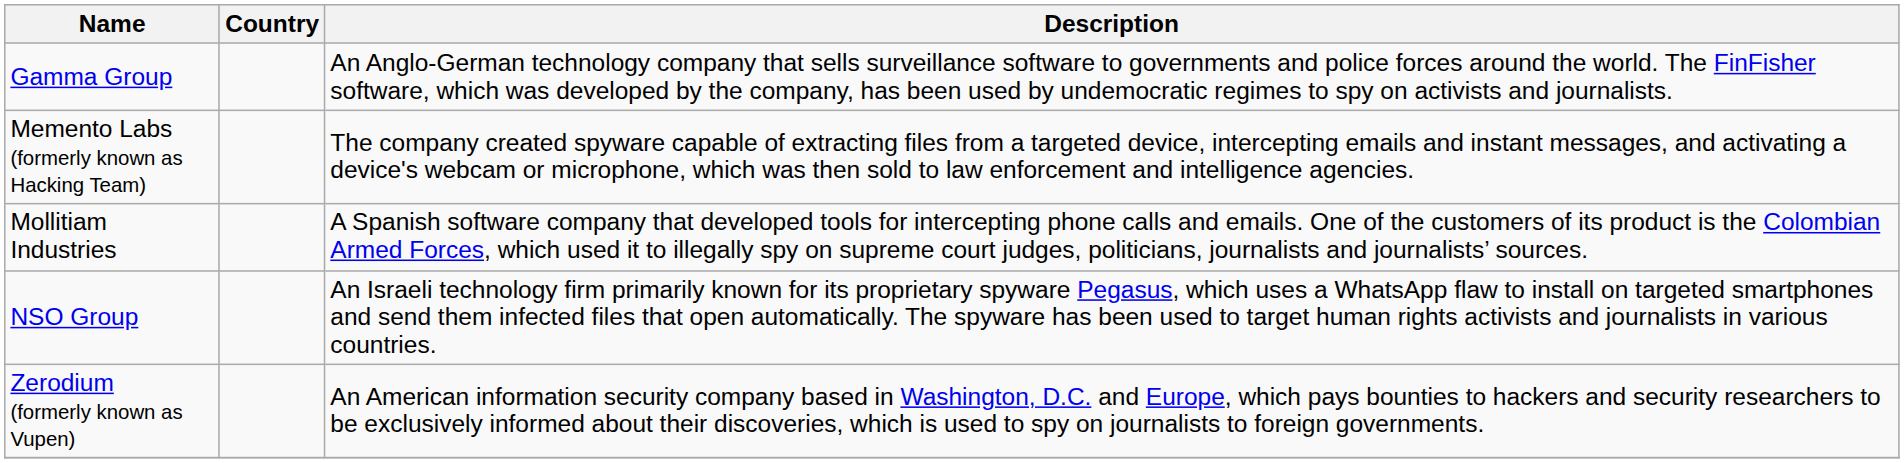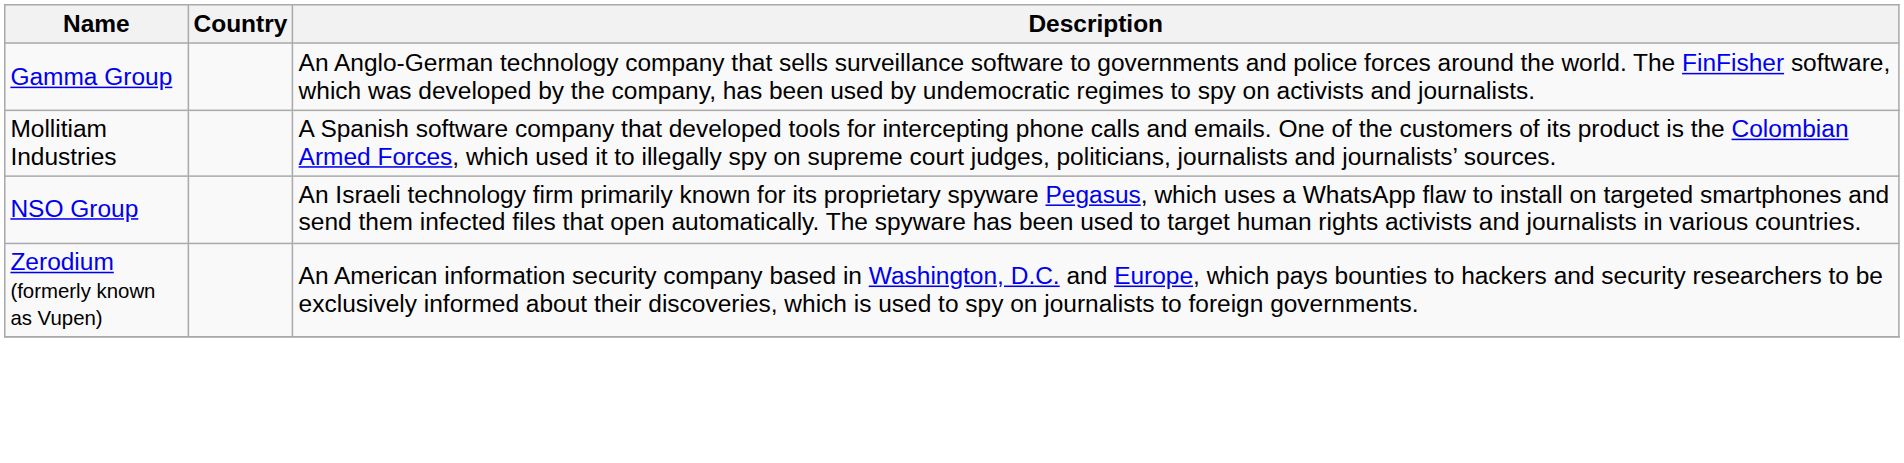- row: (97, 156)
